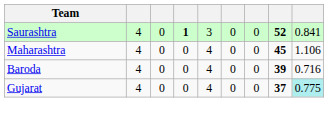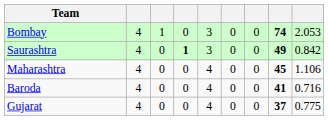+ row: (27, 32)
(280, 32) 52 -> (280, 50) 49
(308, 32) 0.841 -> (308, 50) 0.842
(280, 69) 39 -> (280, 87) 41
(308, 87) paleturquoise background -> (308, 106) no background
